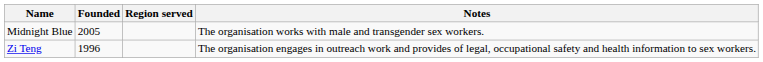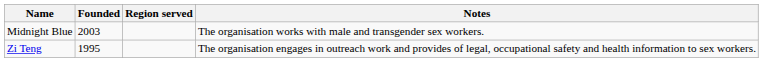(89, 31) 2005 -> (89, 31) 2003
(89, 48) 1996 -> (89, 48) 1995
